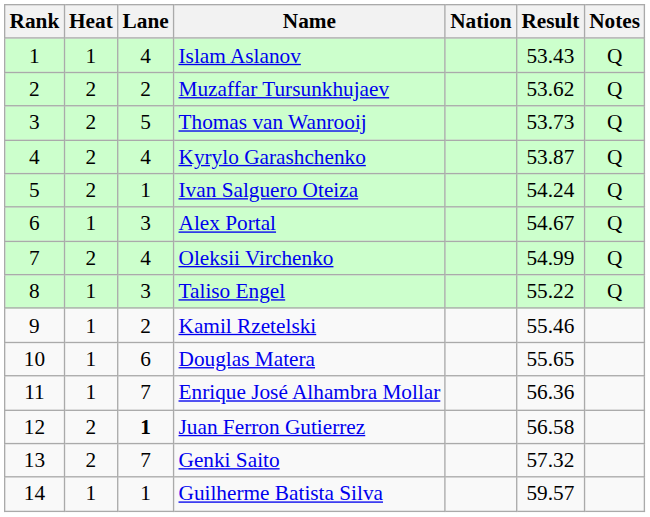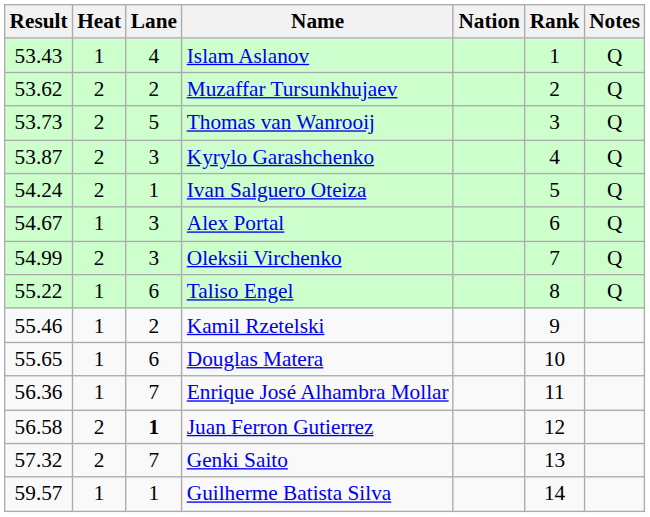columns swapped: (34, 21) <-> (550, 21)
(146, 156) 4 -> (154, 156) 3
(146, 257) 4 -> (154, 257) 3
(146, 291) 3 -> (154, 291) 6
